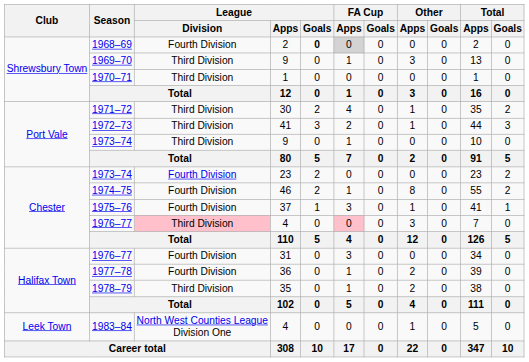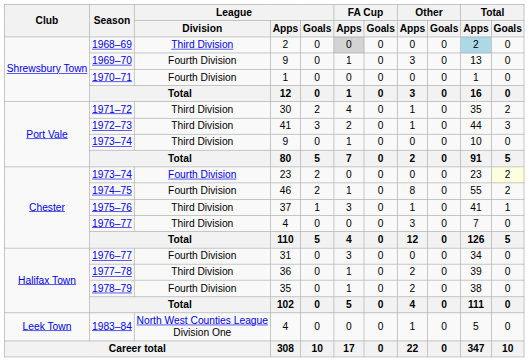(202, 45) Fourth Division -> (202, 45) Third Division
(317, 45) bold -> (317, 45) normal
(476, 45) no background -> (476, 45) lightblue background
(202, 61) Third Division -> (202, 61) Fourth Division
(202, 77) Third Division -> (202, 77) Fourth Division
(508, 175) no background -> (508, 175) lightyellow background
(202, 207) Fourth Division -> (202, 207) Third Division
(202, 223) pink background -> (202, 223) no background
(349, 223) pink background -> (349, 223) no background
(202, 272) Fourth Division -> (202, 272) Third Division
(202, 288) Third Division -> (202, 288) Fourth Division
